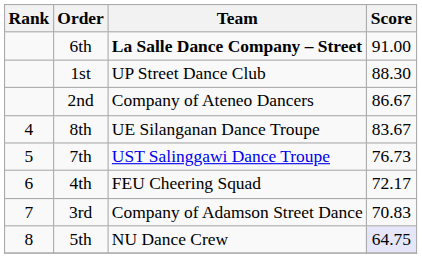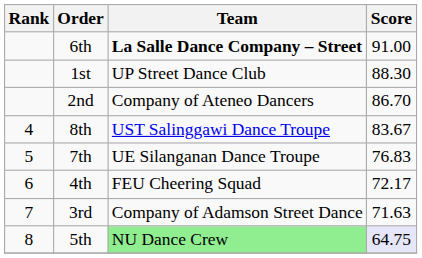(391, 101) 86.67 -> (391, 101) 86.70
(216, 128) UE Silanganan Dance Troupe -> (221, 128) UST Salinggawi Dance Troupe
(221, 156) UST Salinggawi Dance Troupe -> (216, 156) UE Silanganan Dance Troupe
(391, 156) 76.73 -> (391, 156) 76.83
(391, 211) 70.83 -> (391, 211) 71.63
(170, 239) no background -> (170, 239) lightgreen background
